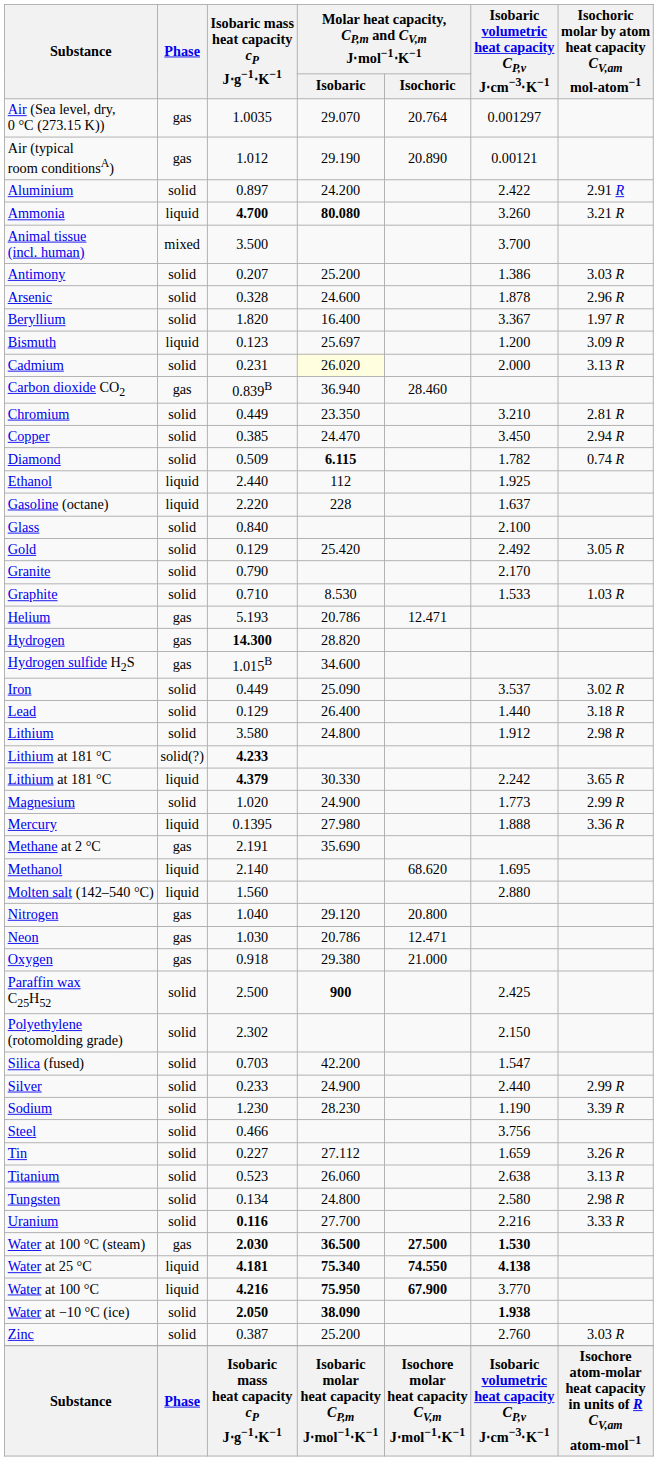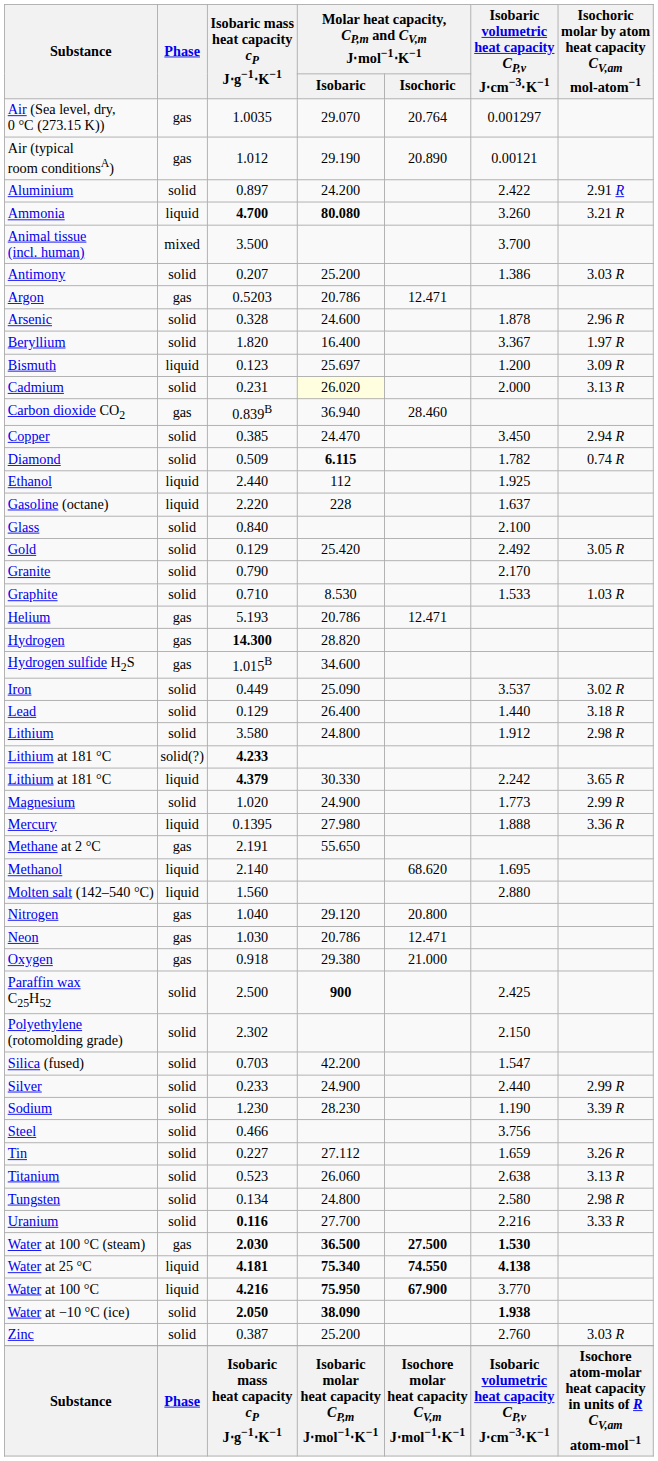+ row: (26, 297)
- row: (39, 414)
(341, 847) 35.690 -> (341, 847) 55.650
